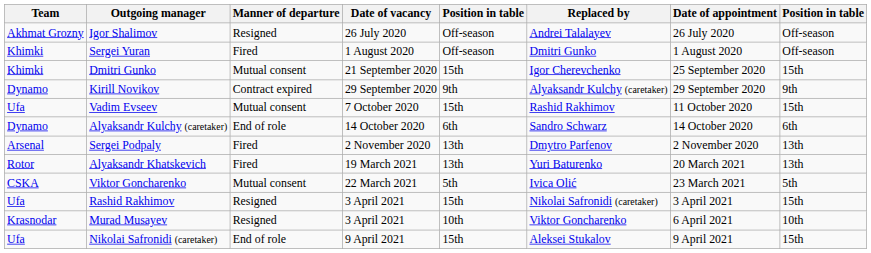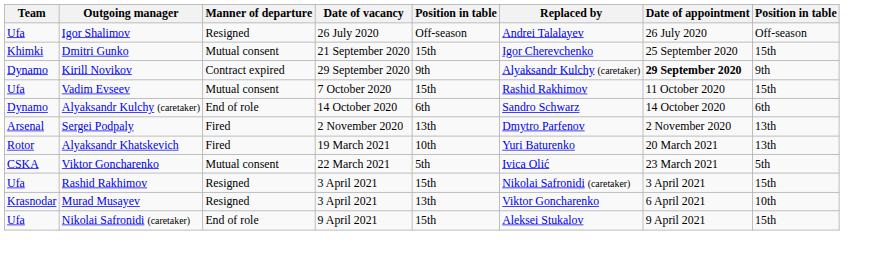(45, 32) Akhmat Grozny -> (16, 32) Ufa
- row: (120, 51)
(719, 88) normal -> (694, 70) bold
(453, 164) 13th -> (426, 145) 10th
(453, 220) 10th -> (426, 201) 13th
